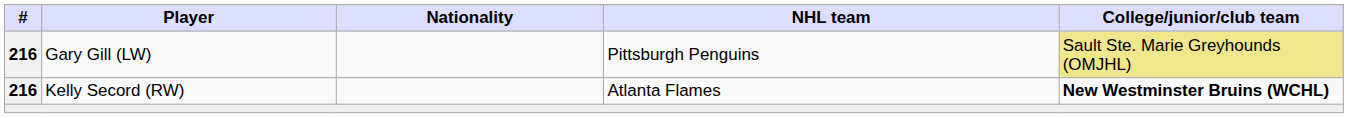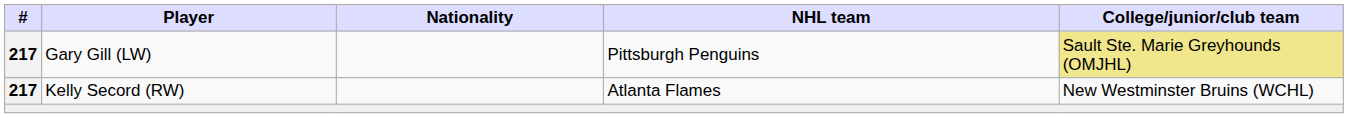(23, 54) 216 -> (23, 54) 217
(23, 90) 216 -> (23, 90) 217
(1196, 90) bold -> (1188, 90) normal
